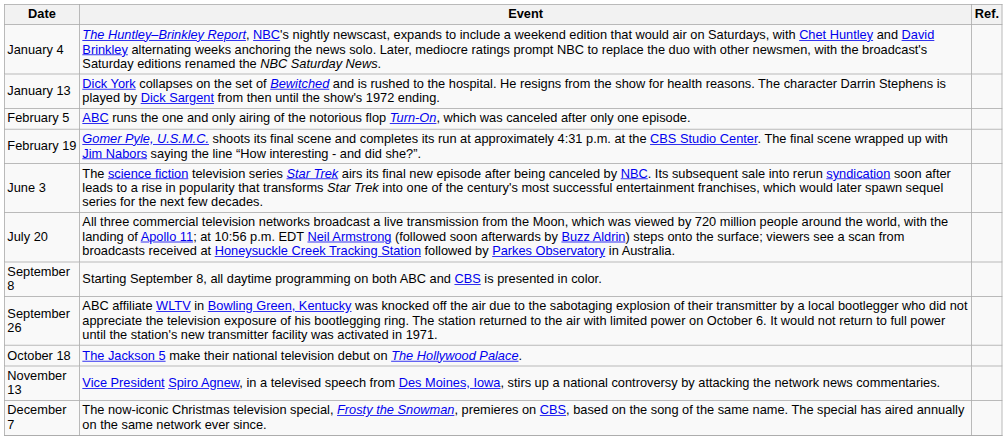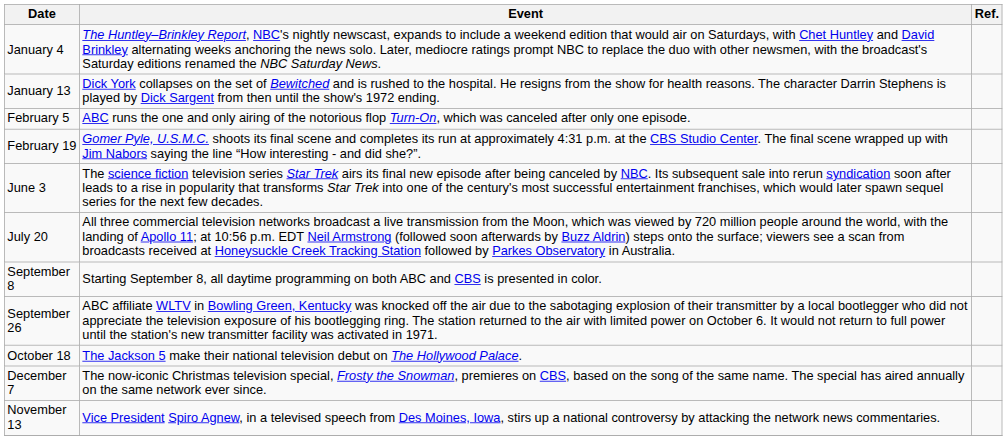rows swapped: (37, 383) <-> (37, 417)
